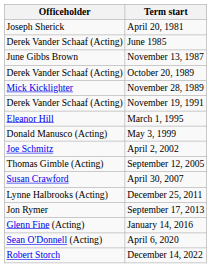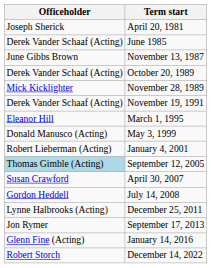+ row: (158, 149)
- row: (153, 149)
(55, 164) no background -> (55, 164) lightblue background
+ row: (153, 194)
- row: (153, 240)
